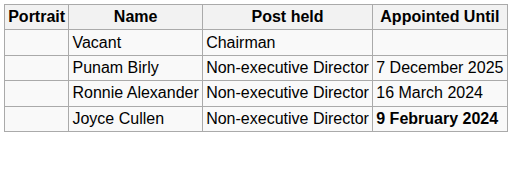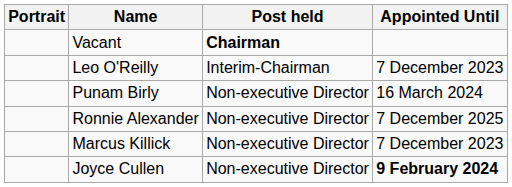(241, 42) normal -> (243, 42) bold
+ row: (115, 67)
(440, 67) 7 December 2025 -> (430, 93) 16 March 2024
(430, 93) 16 March 2024 -> (440, 118) 7 December 2025
+ row: (121, 144)
